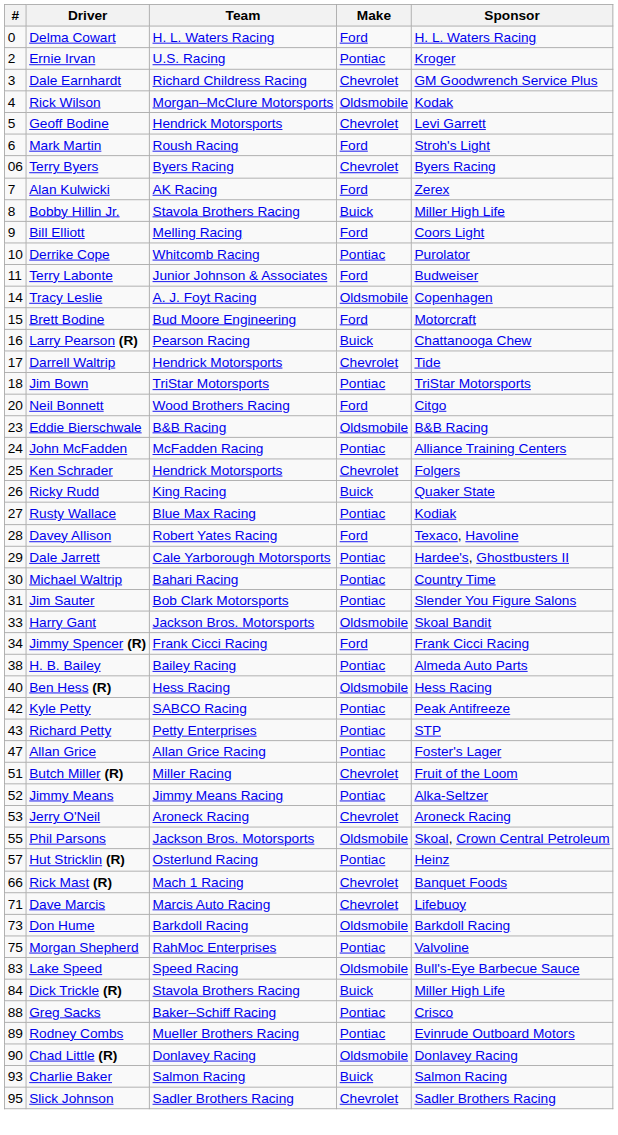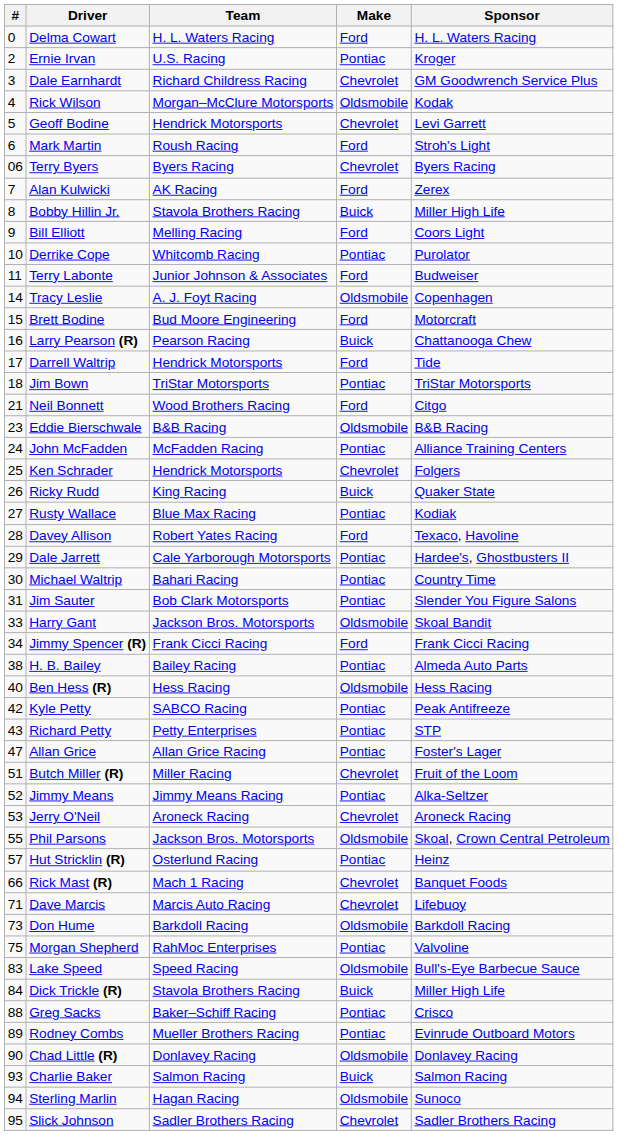(369, 362) Chevrolet -> (354, 362) Ford
(15, 405) 20 -> (15, 405) 21
+ row: (73, 1098)
